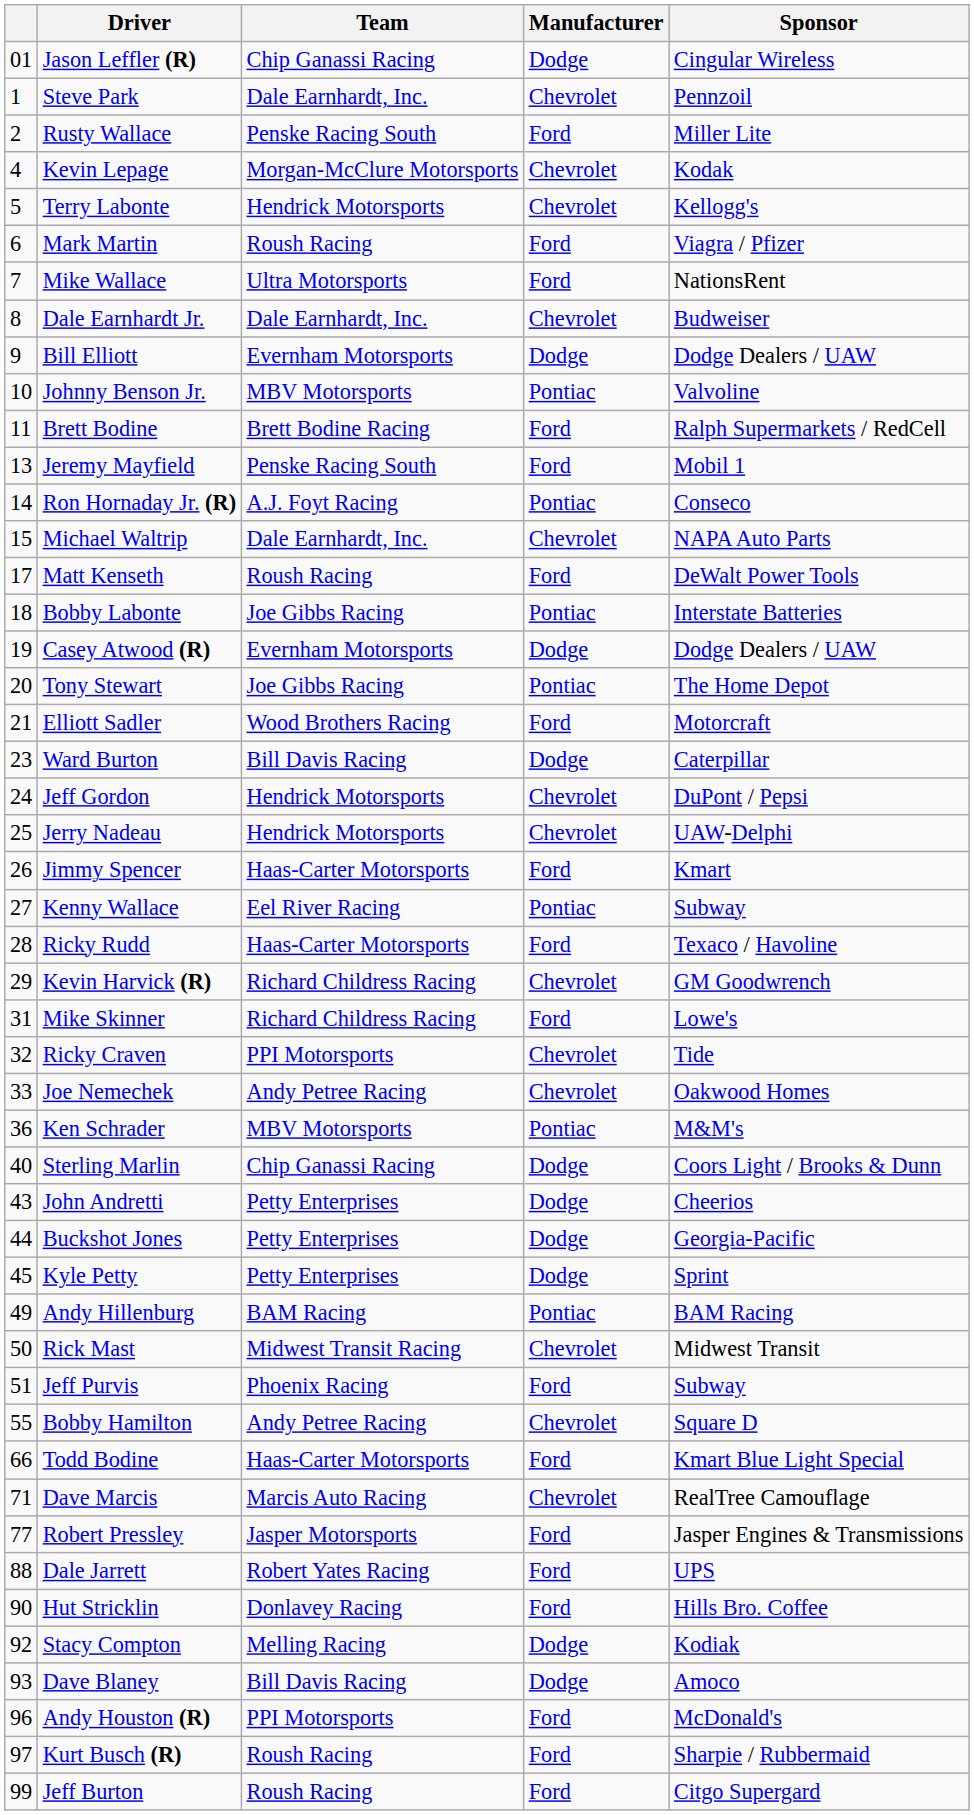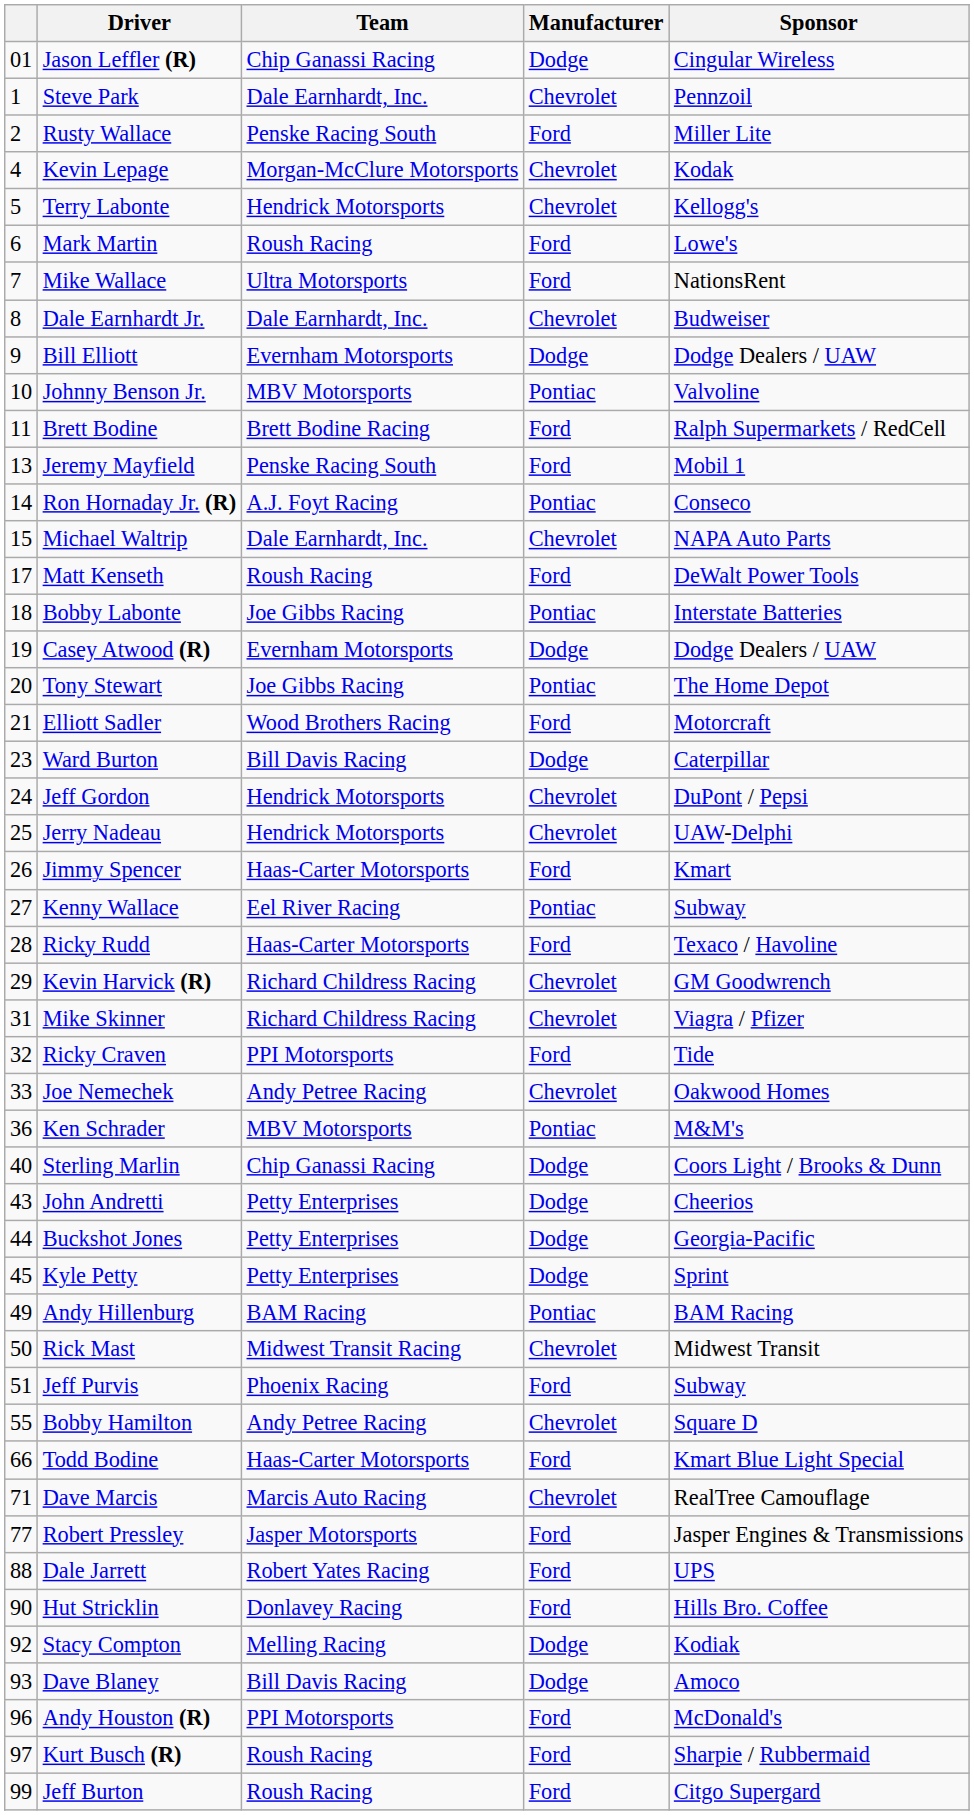(739, 244) Viagra / Pfizer -> (706, 244) Lowe's
(550, 1017) Ford -> (573, 1017) Chevrolet
(706, 1017) Lowe's -> (739, 1017) Viagra / Pfizer
(573, 1054) Chevrolet -> (550, 1054) Ford
